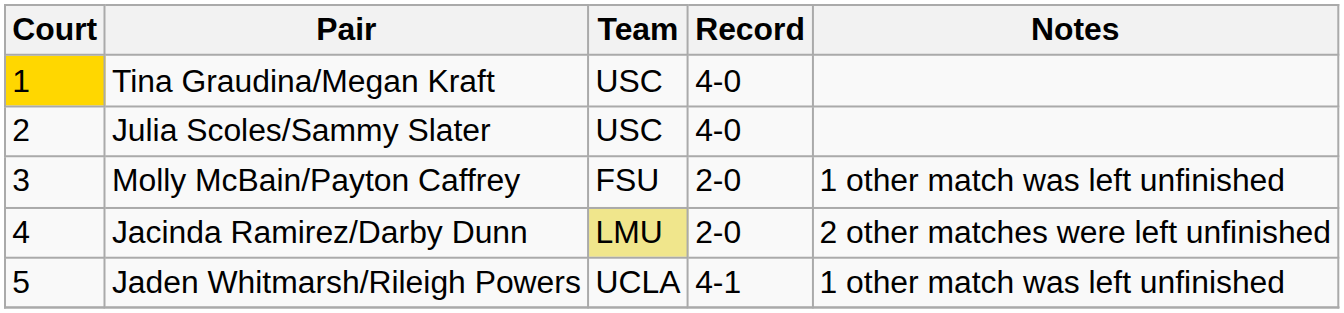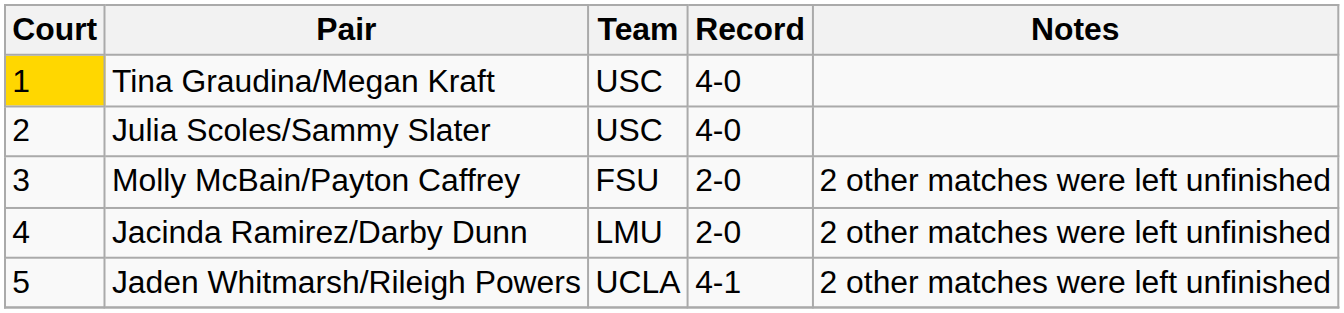(1052, 181) 1 other match was left unfinished -> (1075, 181) 2 other matches were left unfinished
(629, 231) khaki background -> (629, 231) no background
(1052, 282) 1 other match was left unfinished -> (1075, 282) 2 other matches were left unfinished
